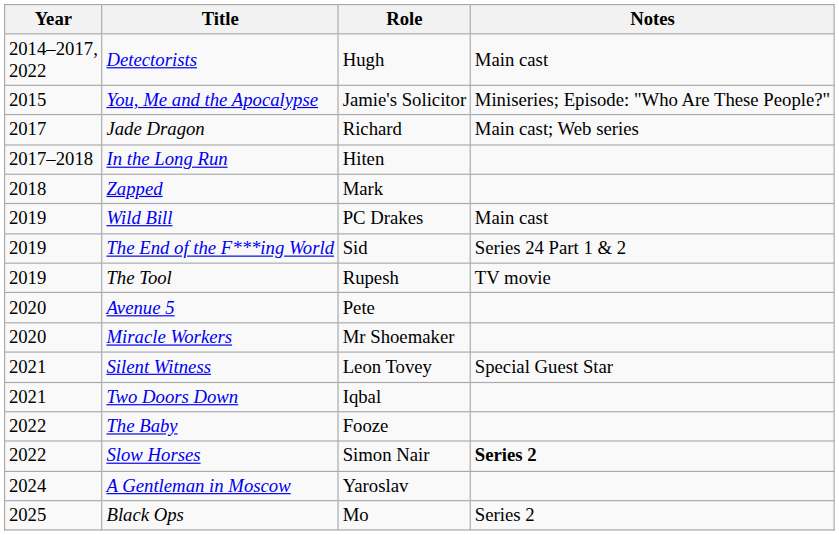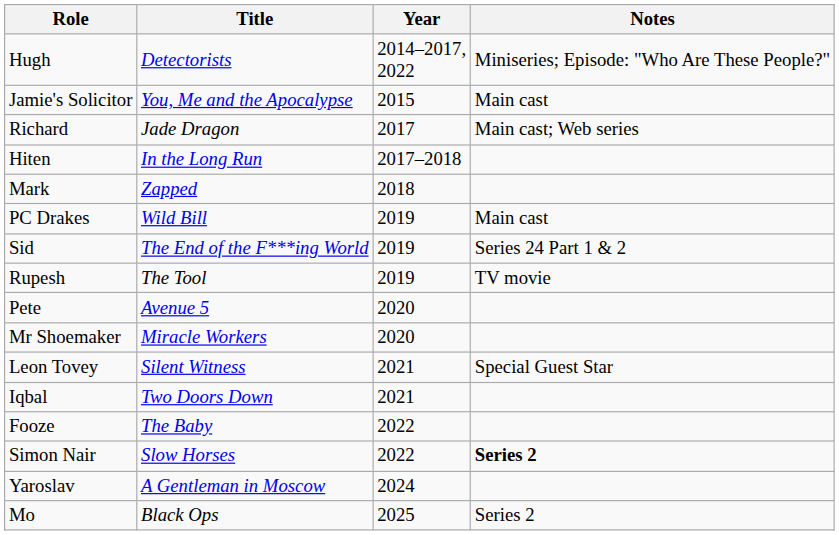columns swapped: (53, 19) <-> (404, 19)
(511, 59) Main cast -> (653, 59) Miniseries; Episode: "Who Are These People?"
(653, 99) Miniseries; Episode: "Who Are These People?" -> (511, 99) Main cast
